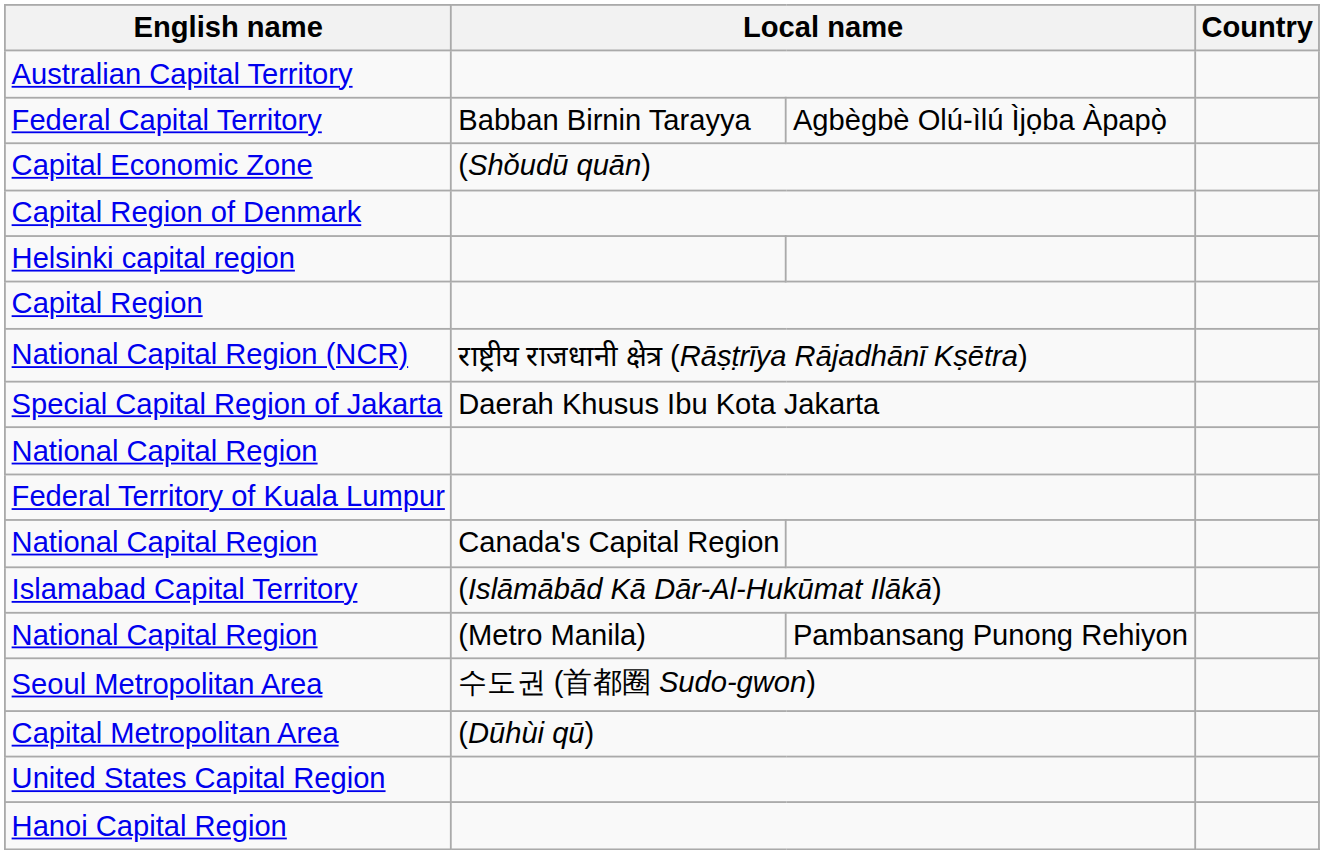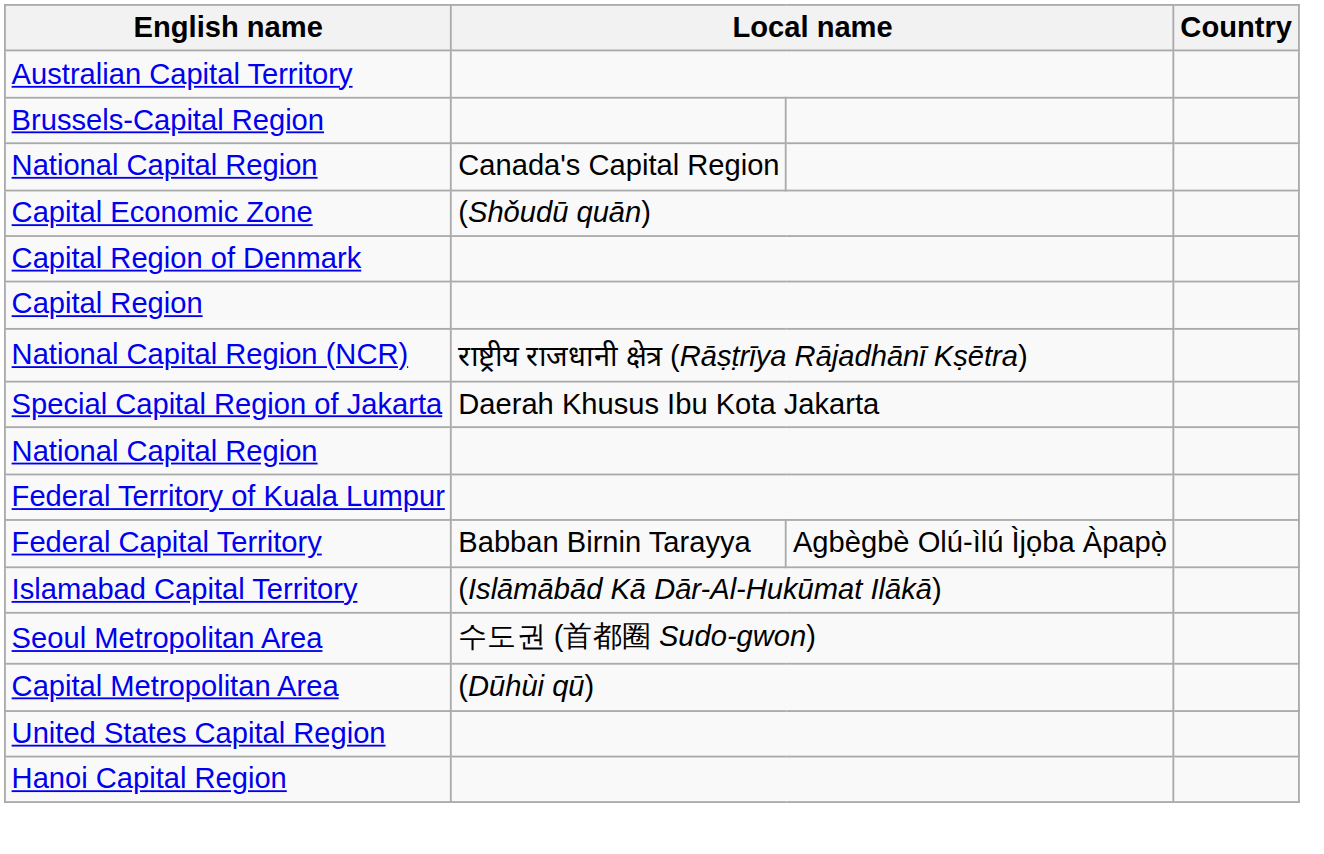+ row: (168, 119)
rows swapped: (165, 542) <-> (167, 119)
- row: (153, 258)
- row: (165, 635)
